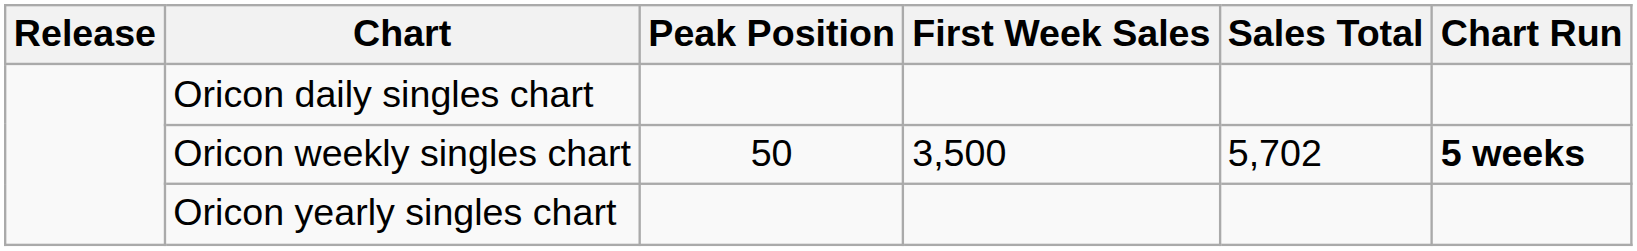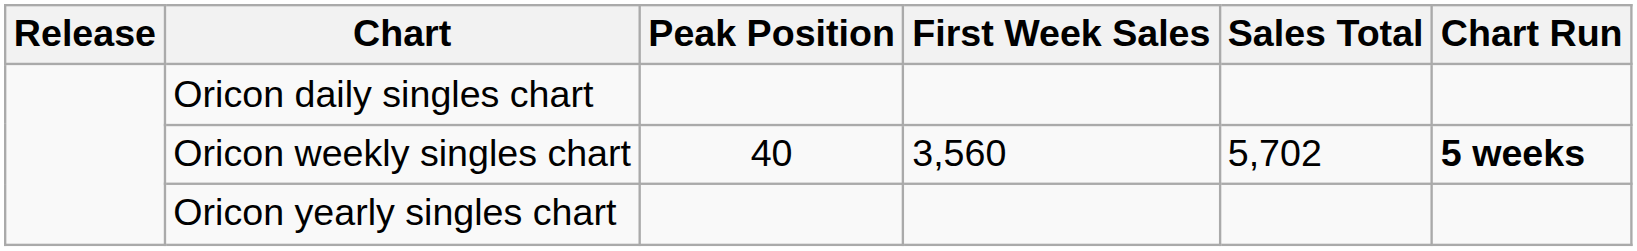(772, 153) 50 -> (772, 153) 40
(959, 153) 3,500 -> (959, 153) 3,560
